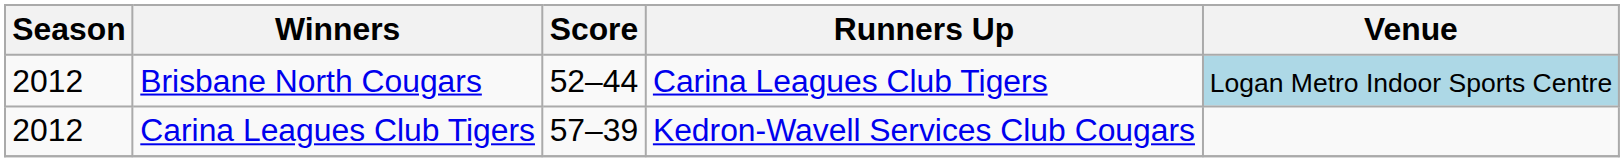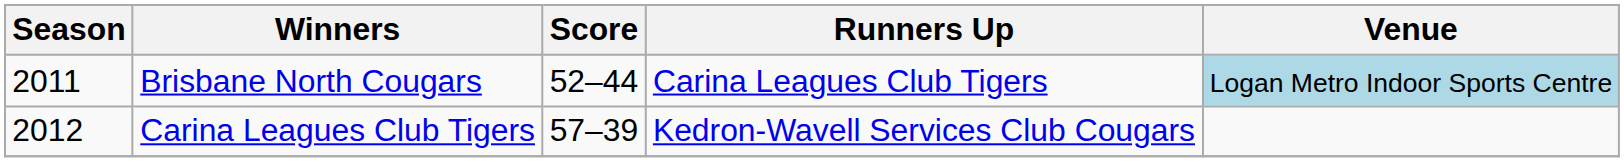(48, 80) 2012 -> (47, 80) 2011
